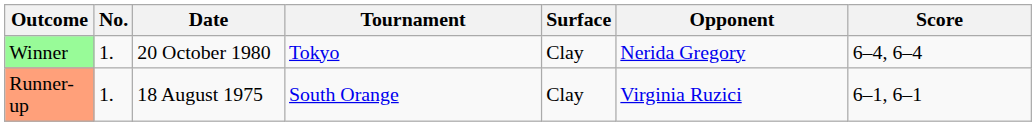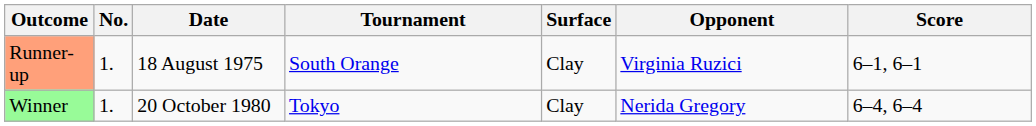rows swapped: (42, 94) <-> (39, 51)
